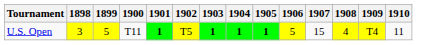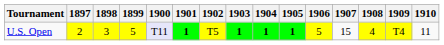+ column: (80, 13)
(133, 31) no background -> (160, 31) lavender background
